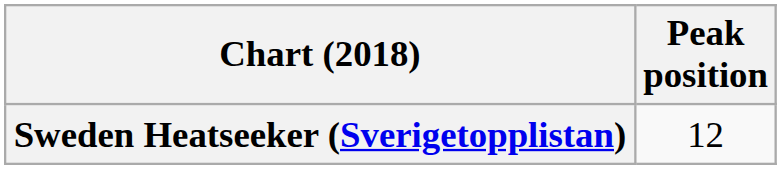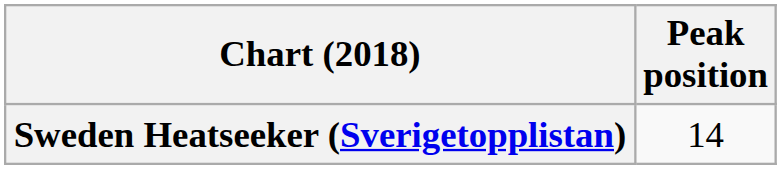(706, 133) 12 -> (706, 133) 14
